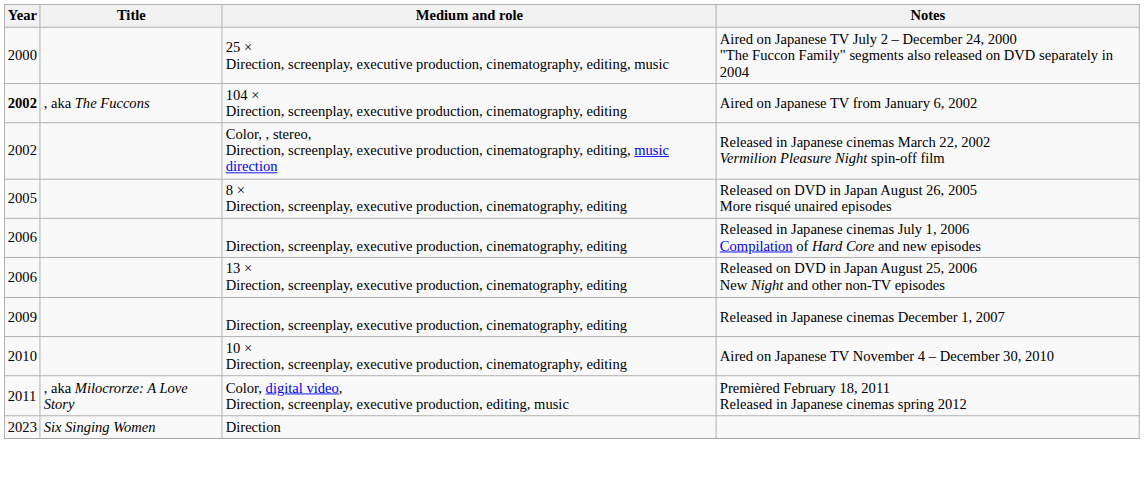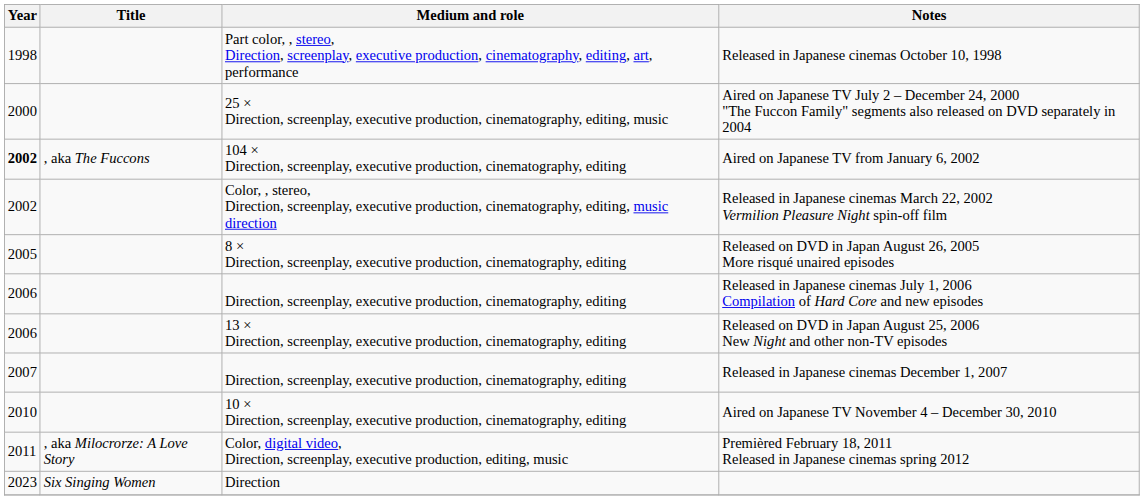+ row: (439, 55)
(22, 316) 2009 -> (22, 372) 2007
